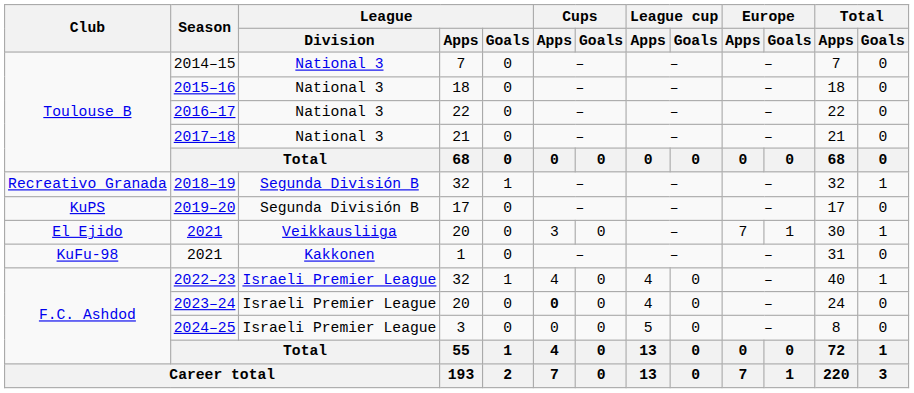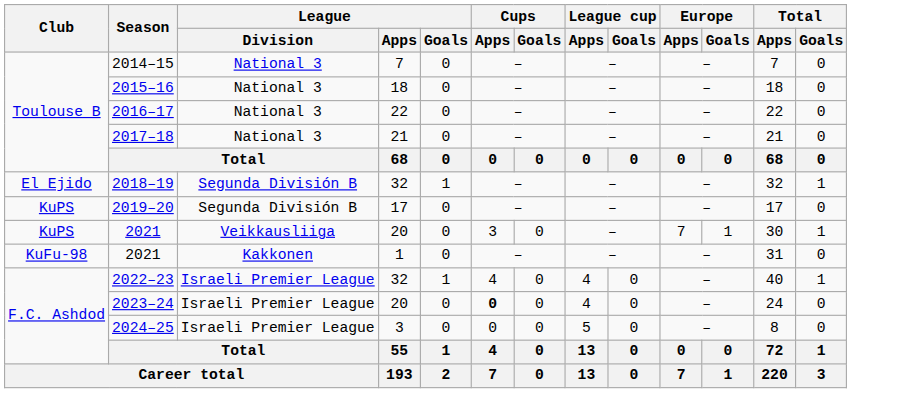(87, 184) Recreativo Granada -> (57, 184) El Ejido
(87, 232) El Ejido -> (57, 232) KuPS
